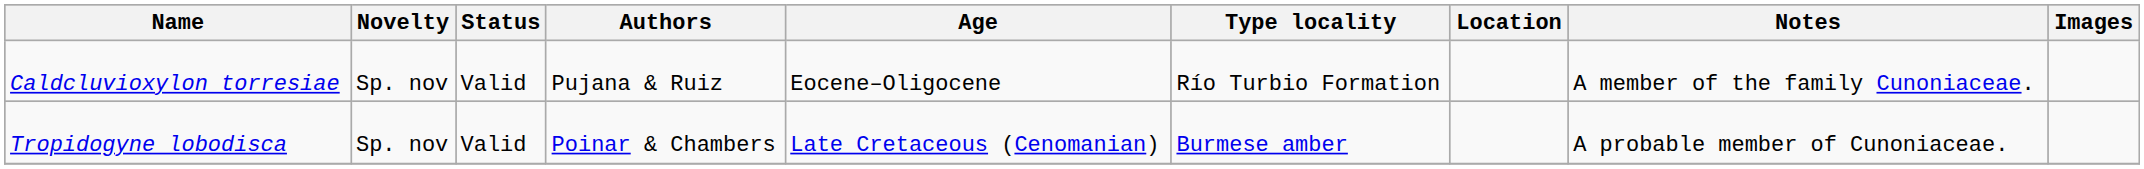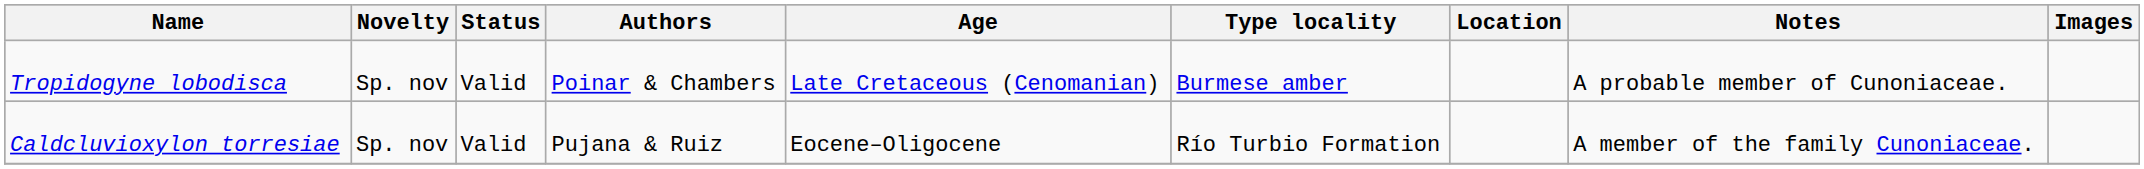rows swapped: (175, 84) <-> (149, 145)
